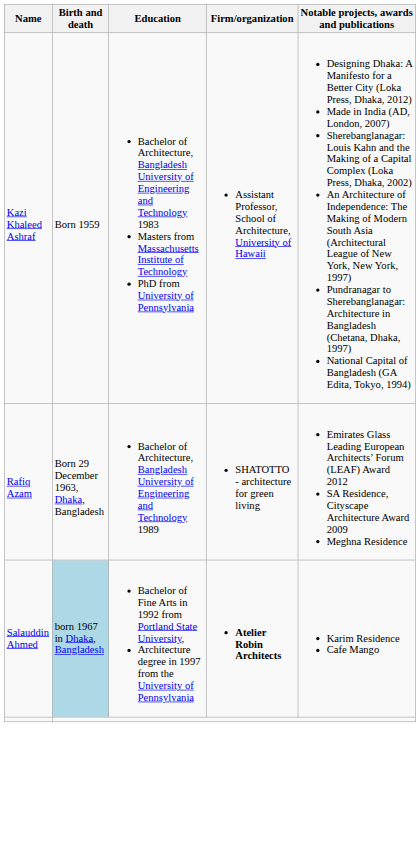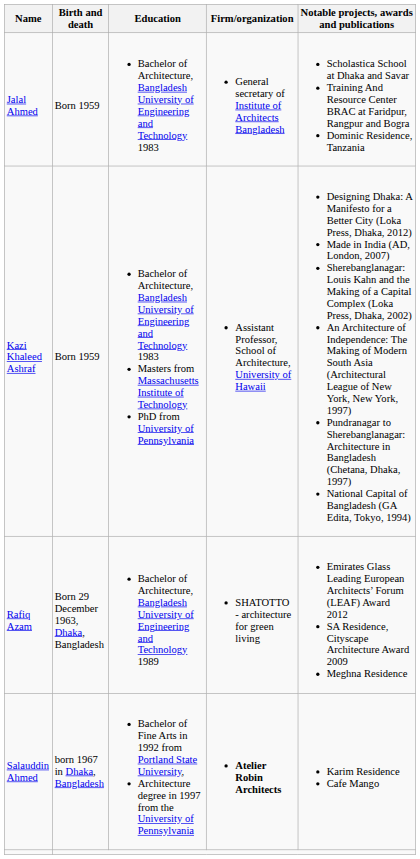+ row: (22, 105)
(79, 638) lightblue background -> (79, 771) no background
